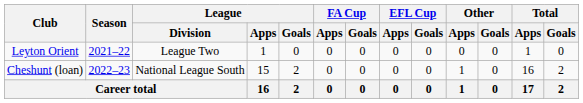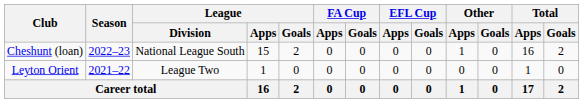rows swapped: (45, 51) <-> (45, 70)
